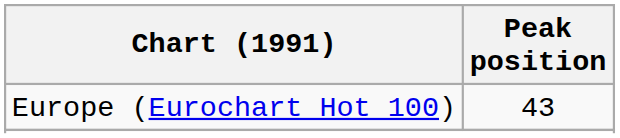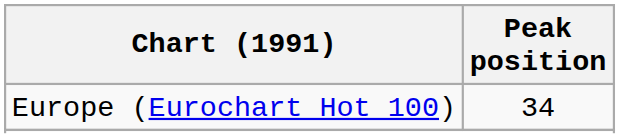(538, 108) 43 -> (538, 108) 34
